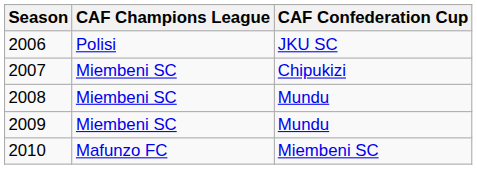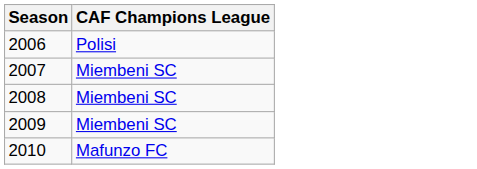- column: (373, 17)
